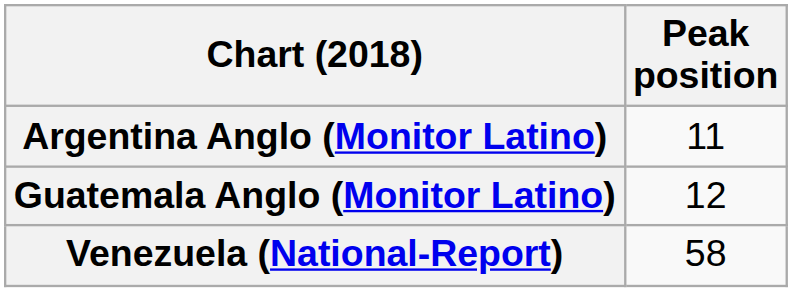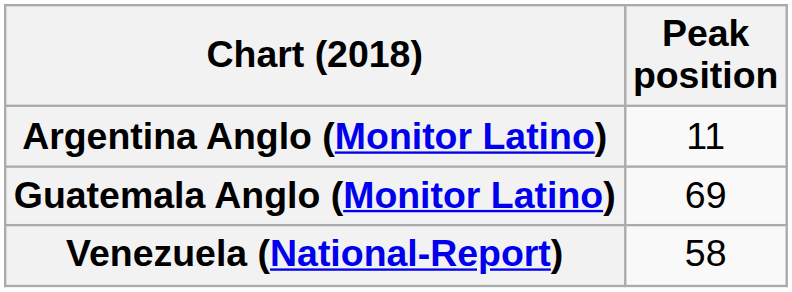(706, 195) 12 -> (706, 195) 69
